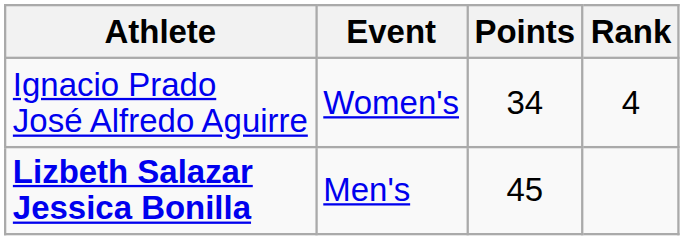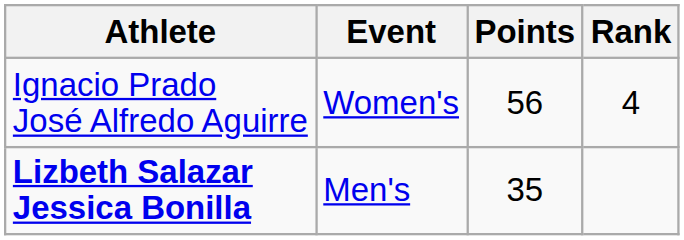(525, 102) 34 -> (525, 102) 56
(525, 191) 45 -> (525, 191) 35
